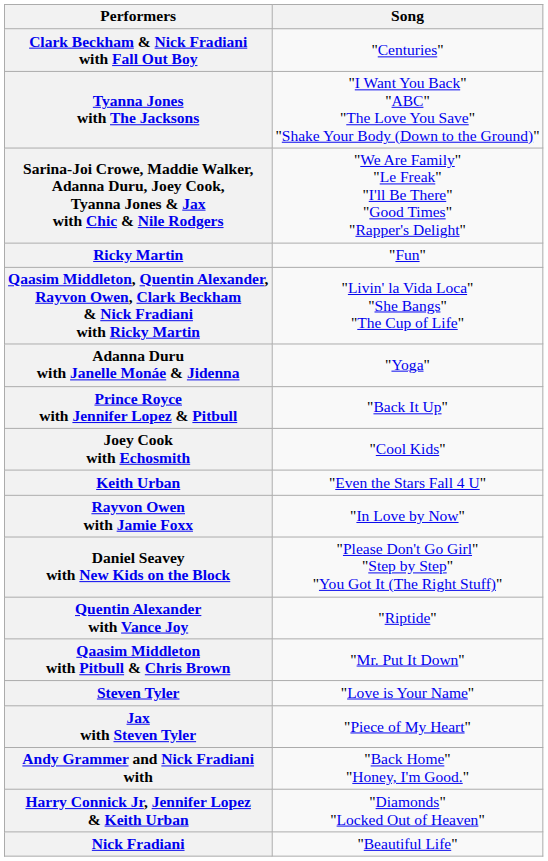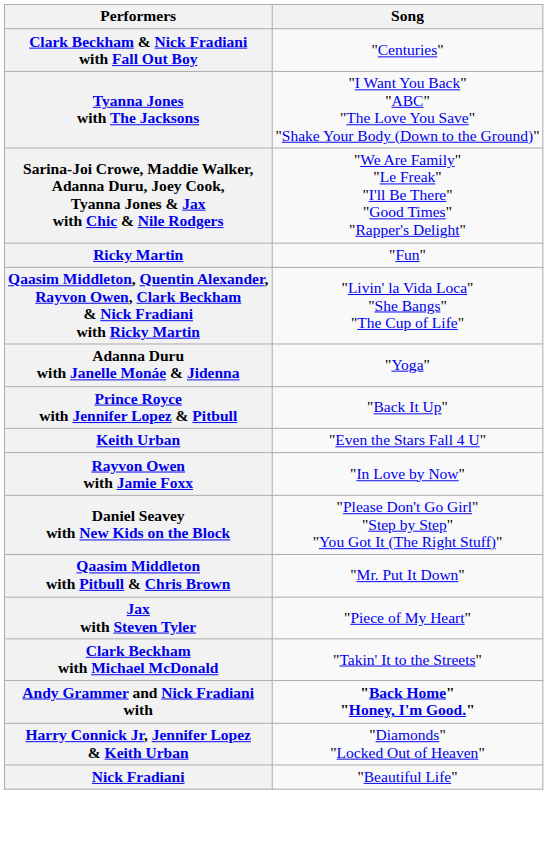- row: (138, 449)
- row: (138, 617)
- row: (138, 693)
+ row: (138, 659)
(407, 768) normal -> (407, 701) bold
